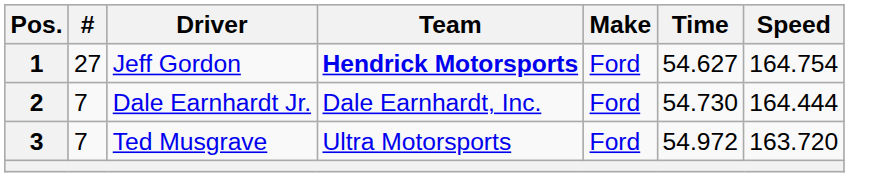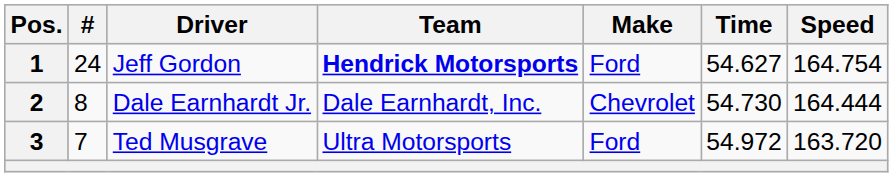(88, 63) 27 -> (88, 63) 24
(81, 102) 7 -> (81, 102) 8
(615, 102) Ford -> (642, 102) Chevrolet
